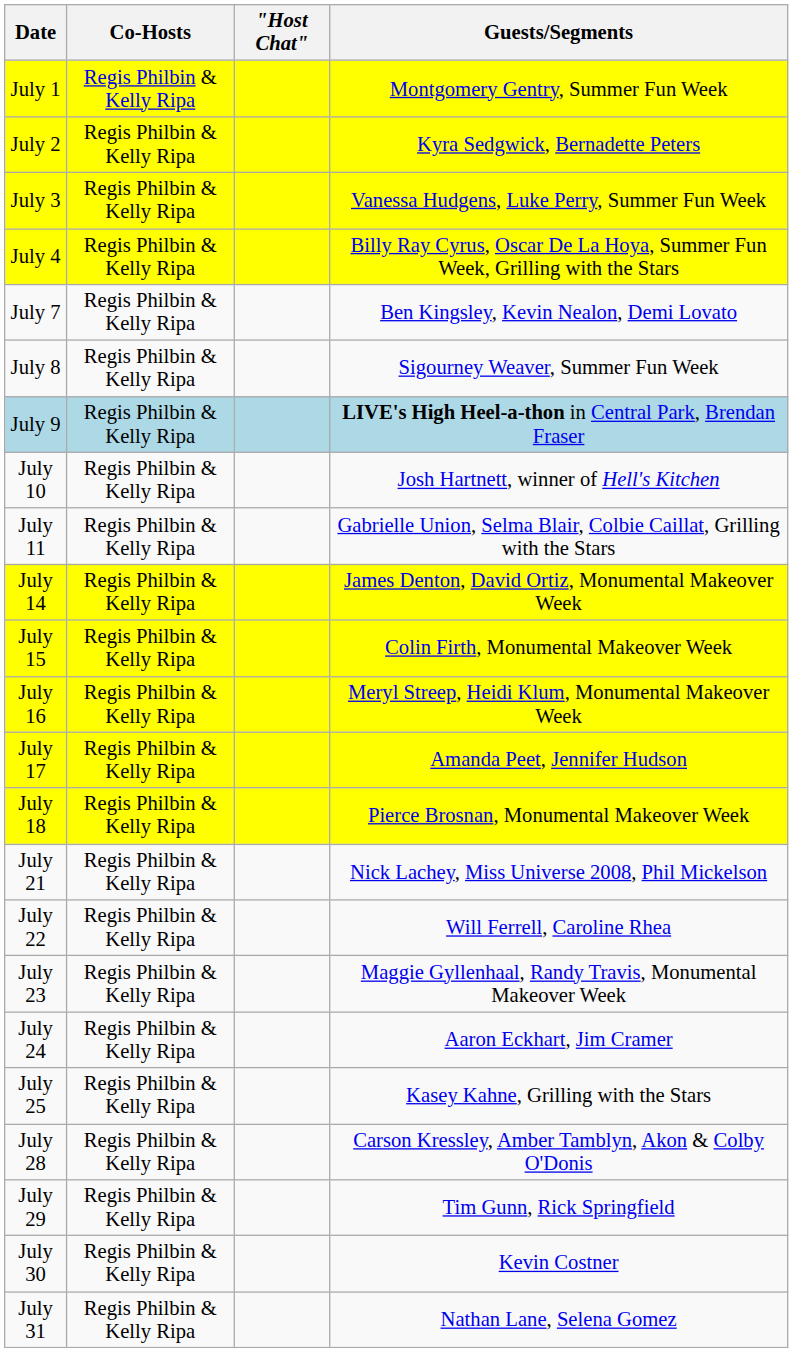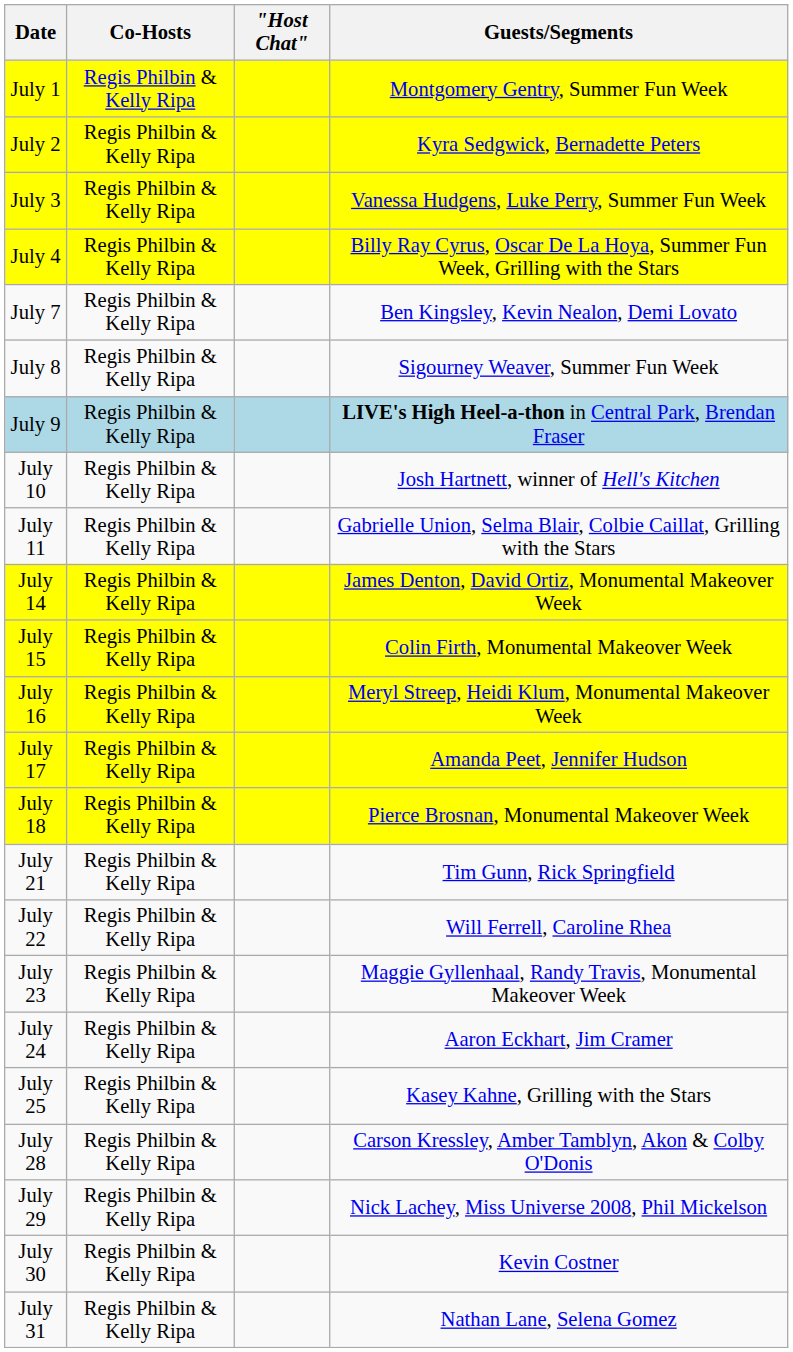(559, 871) Nick Lachey, Miss Universe 2008, Phil Mickelson -> (559, 871) Tim Gunn, Rick Springfield
(559, 1207) Tim Gunn, Rick Springfield -> (559, 1207) Nick Lachey, Miss Universe 2008, Phil Mickelson
